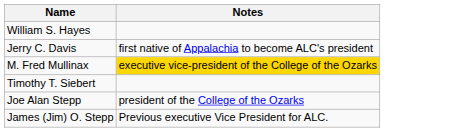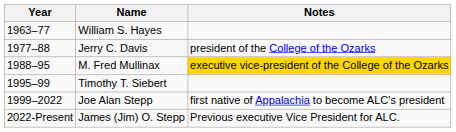+ column: (40, 13)
(246, 48) first native of Appalachia to become ALC's president -> (283, 48) president of the College of the Ozarks
(211, 100) president of the College of the Ozarks -> (317, 100) first native of Appalachia to become ALC's president
